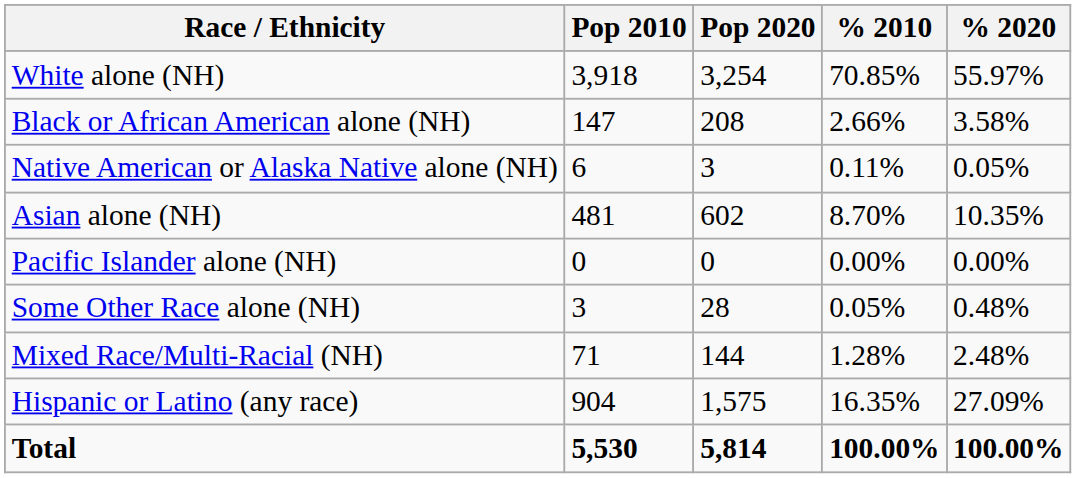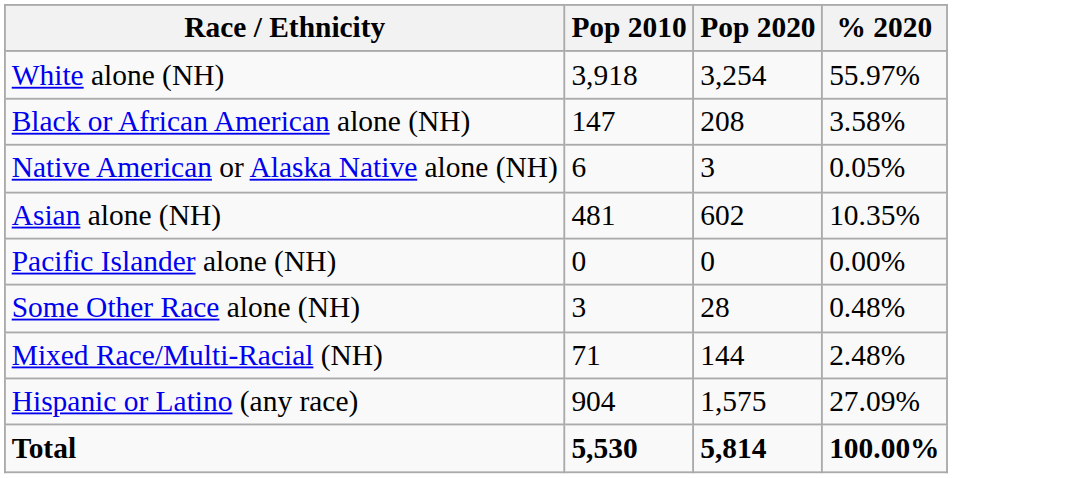- column: (884, 27)
